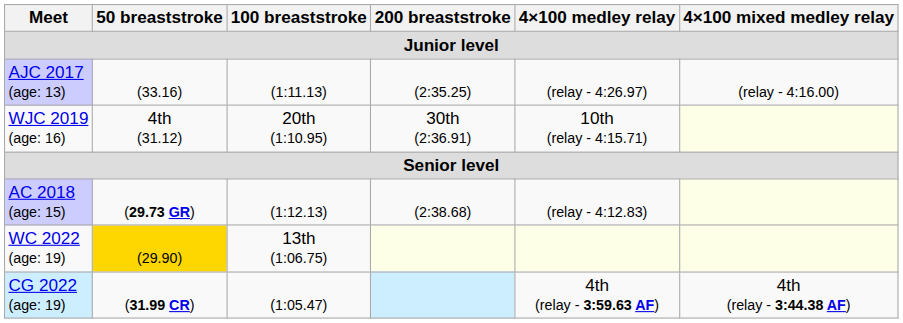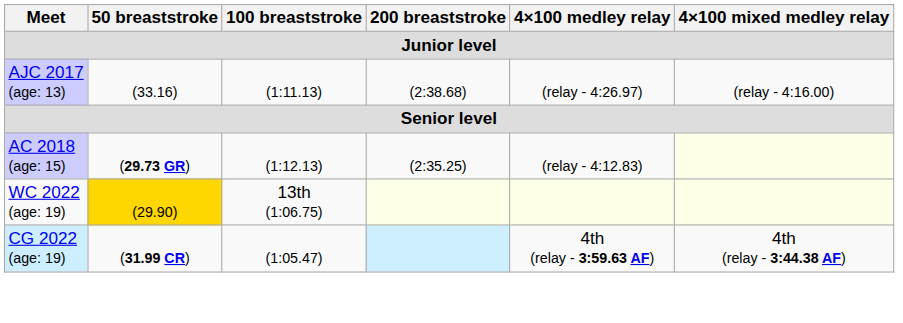(443, 92) (2:35.25) -> (438, 92) (2:38.68)
- row: (48, 128)
(443, 212) (2:38.68) -> (438, 166) (2:35.25)
